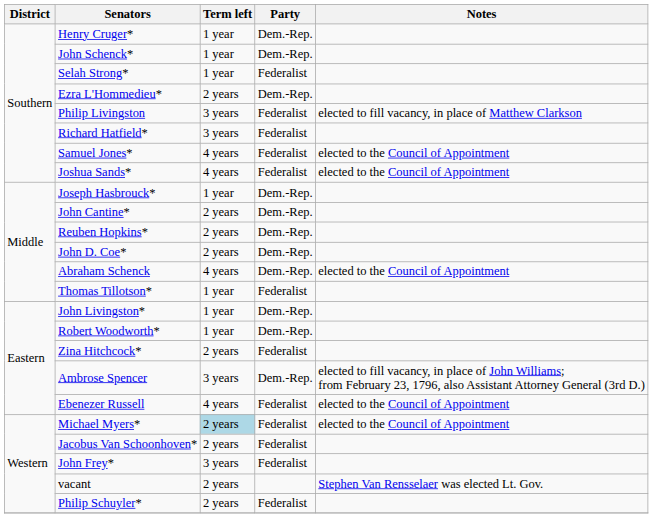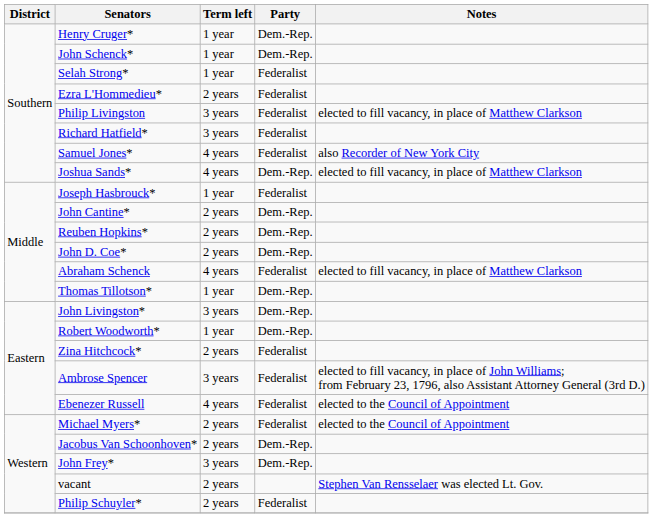(285, 93) Dem.-Rep. -> (282, 93) Federalist
(414, 152) elected to the Council of Appointment -> (399, 152) also Recorder of New York City
(282, 172) Federalist -> (285, 172) Dem.-Rep.
(414, 172) elected to the Council of Appointment -> (450, 172) elected to fill vacancy, in place of Matthew Clarkson
(285, 192) Dem.-Rep. -> (282, 192) Federalist
(285, 271) Dem.-Rep. -> (282, 271) Federalist
(414, 271) elected to the Council of Appointment -> (450, 271) elected to fill vacancy, in place of Matthew Clarkson
(282, 291) Federalist -> (285, 291) Dem.-Rep.
(218, 311) 1 year -> (221, 311) 3 years
(285, 377) Dem.-Rep. -> (282, 377) Federalist
(221, 424) lightblue background -> (221, 424) no background
(282, 444) Federalist -> (285, 444) Dem.-Rep.
(282, 463) Federalist -> (285, 463) Dem.-Rep.
